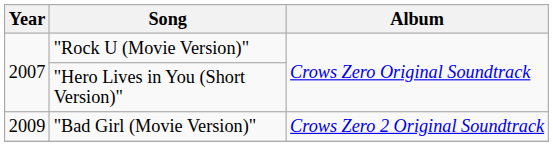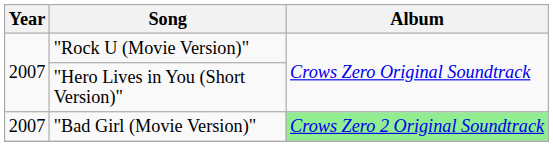(27, 126) 2009 -> (27, 126) 2007
(417, 126) no background -> (417, 126) lightgreen background
